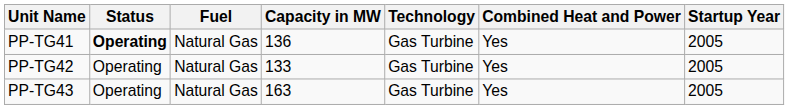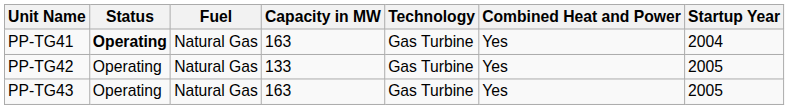(278, 41) 136 -> (278, 41) 163
(706, 41) 2005 -> (706, 41) 2004
